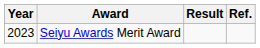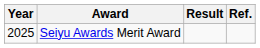(21, 33) 2023 -> (21, 33) 2025
